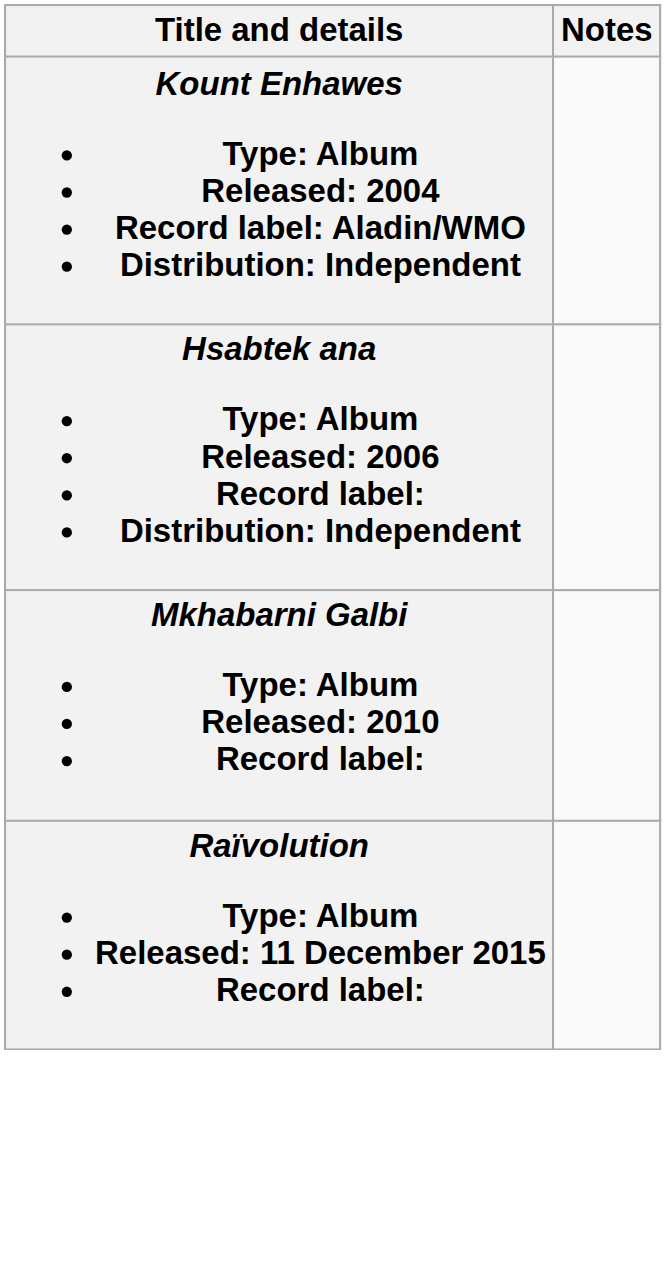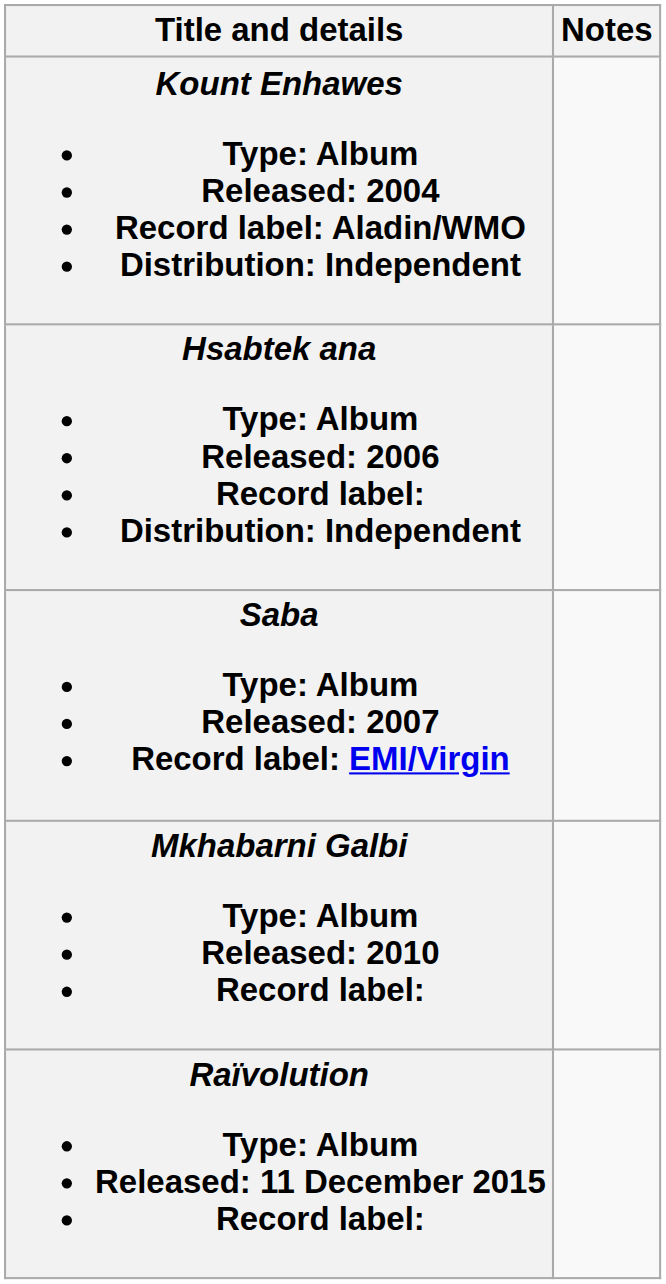+ row: (279, 689)
